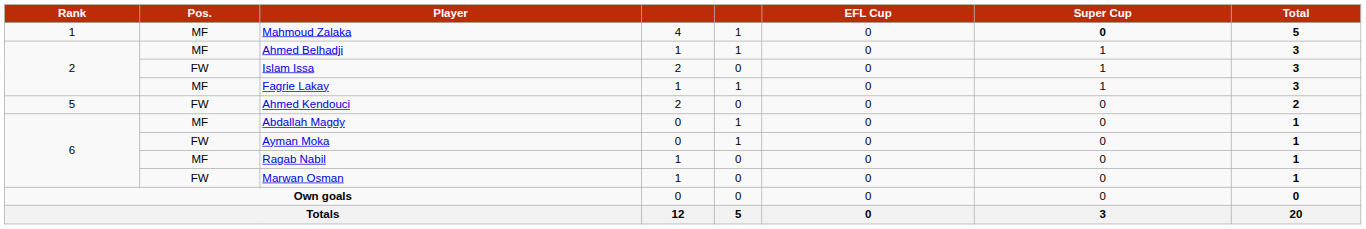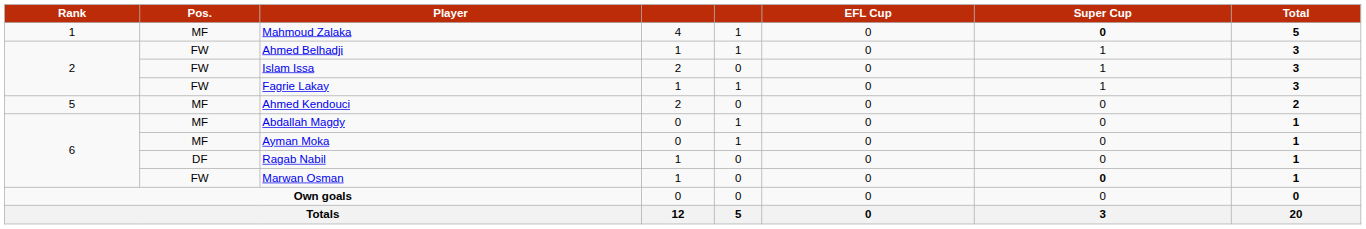(200, 50) MF -> (200, 50) FW
(200, 86) MF -> (200, 86) FW
(200, 104) FW -> (200, 104) MF
(200, 141) FW -> (200, 141) MF
(200, 159) MF -> (200, 159) DF
(1103, 178) normal -> (1103, 178) bold
